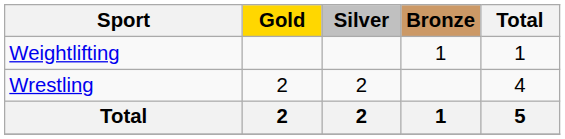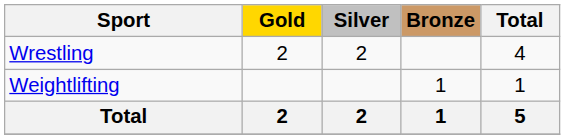rows swapped: (64, 52) <-> (51, 85)
